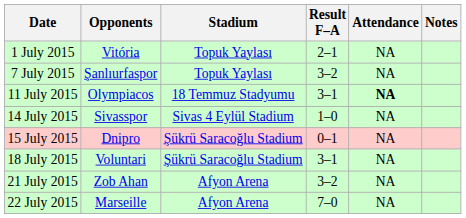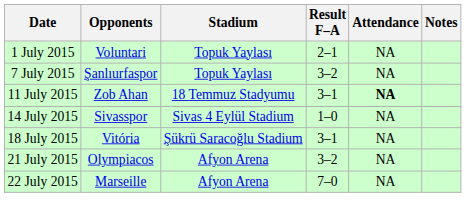(121, 52) Vitória -> (121, 52) Voluntari
(121, 95) Olympiacos -> (121, 95) Zob Ahan
- row: (43, 138)
(121, 159) Voluntari -> (121, 138) Vitória
(121, 181) Zob Ahan -> (121, 159) Olympiacos
